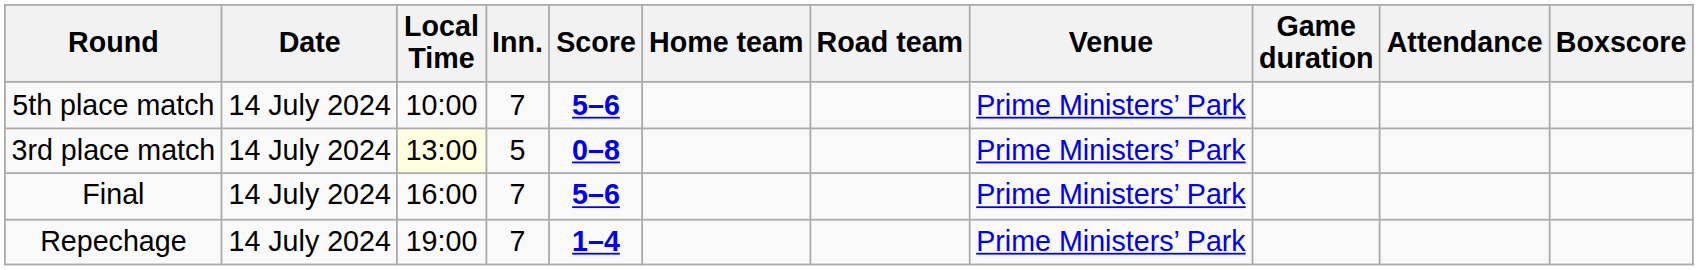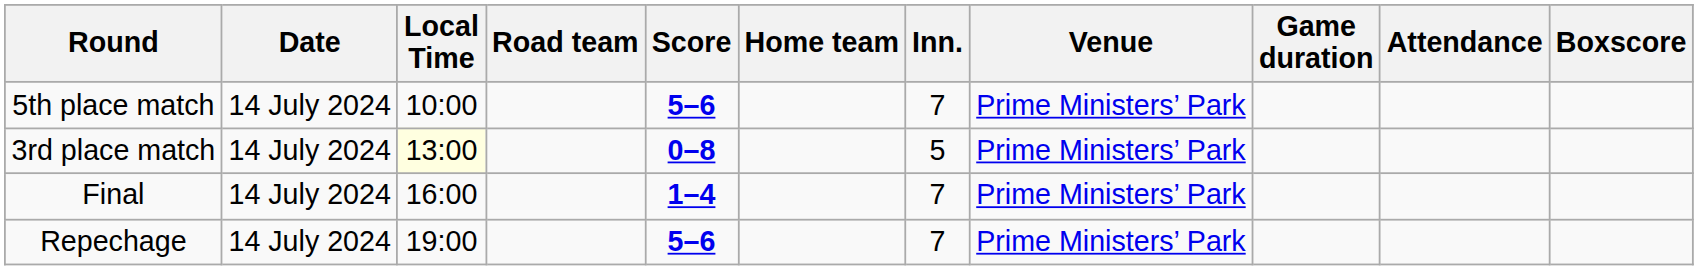columns swapped: (890, 43) <-> (518, 43)
(596, 195) 5–6 -> (692, 195) 1–4
(596, 241) 1–4 -> (692, 241) 5–6
